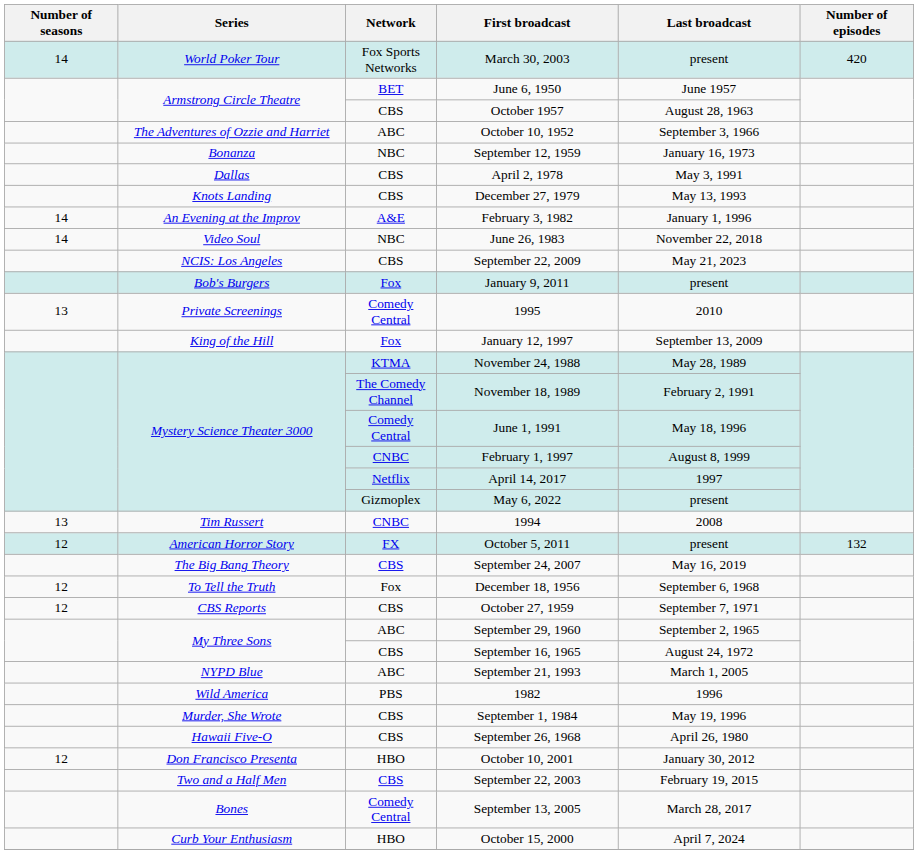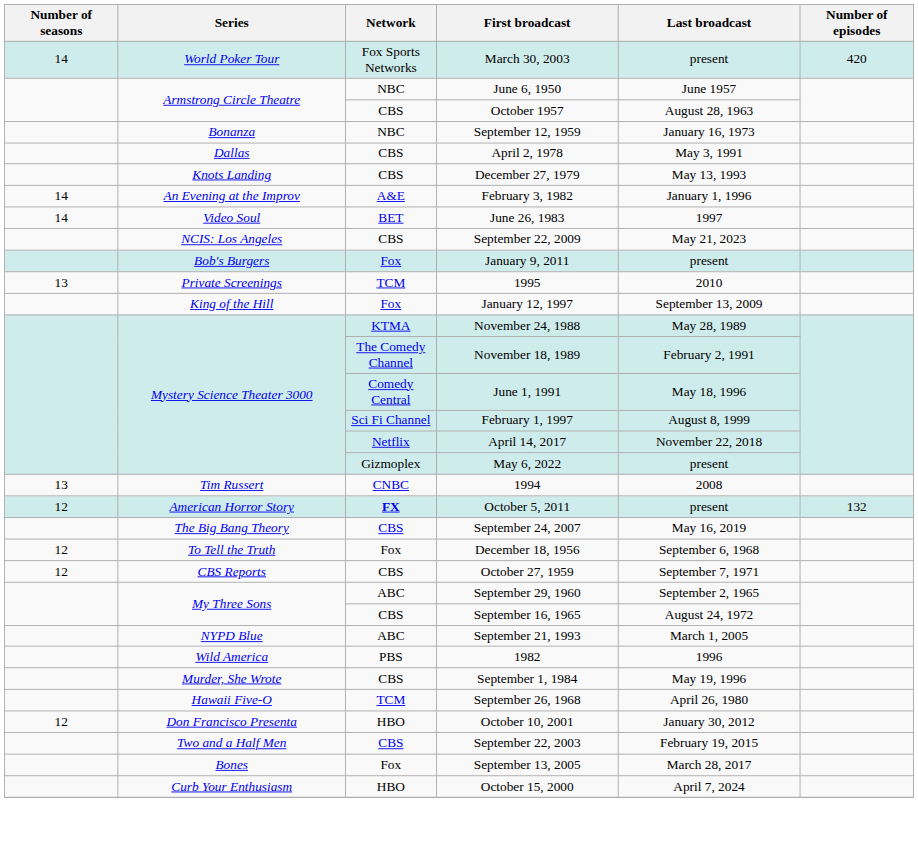(391, 88) BET -> (391, 88) NBC
- row: (527, 131)
(391, 239) NBC -> (391, 217) BET
(709, 239) November 22, 2018 -> (709, 217) 1997
(391, 311) Comedy Central -> (391, 282) TCM
(391, 457) CNBC -> (391, 420) Sci Fi Channel
(709, 478) 1997 -> (709, 442) November 22, 2018
(391, 543) normal -> (391, 506) bold
(391, 737) CBS -> (391, 700) TCM
(391, 809) Comedy Central -> (391, 764) Fox
